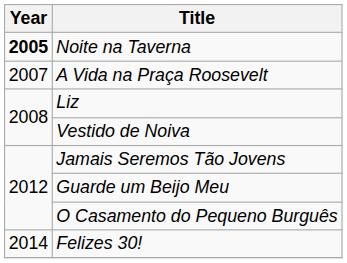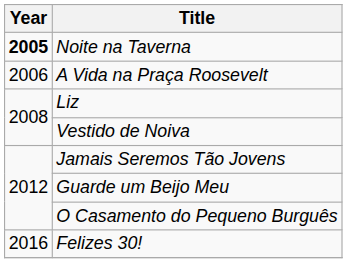(28, 74) 2007 -> (28, 74) 2006
(28, 243) 2014 -> (28, 243) 2016
